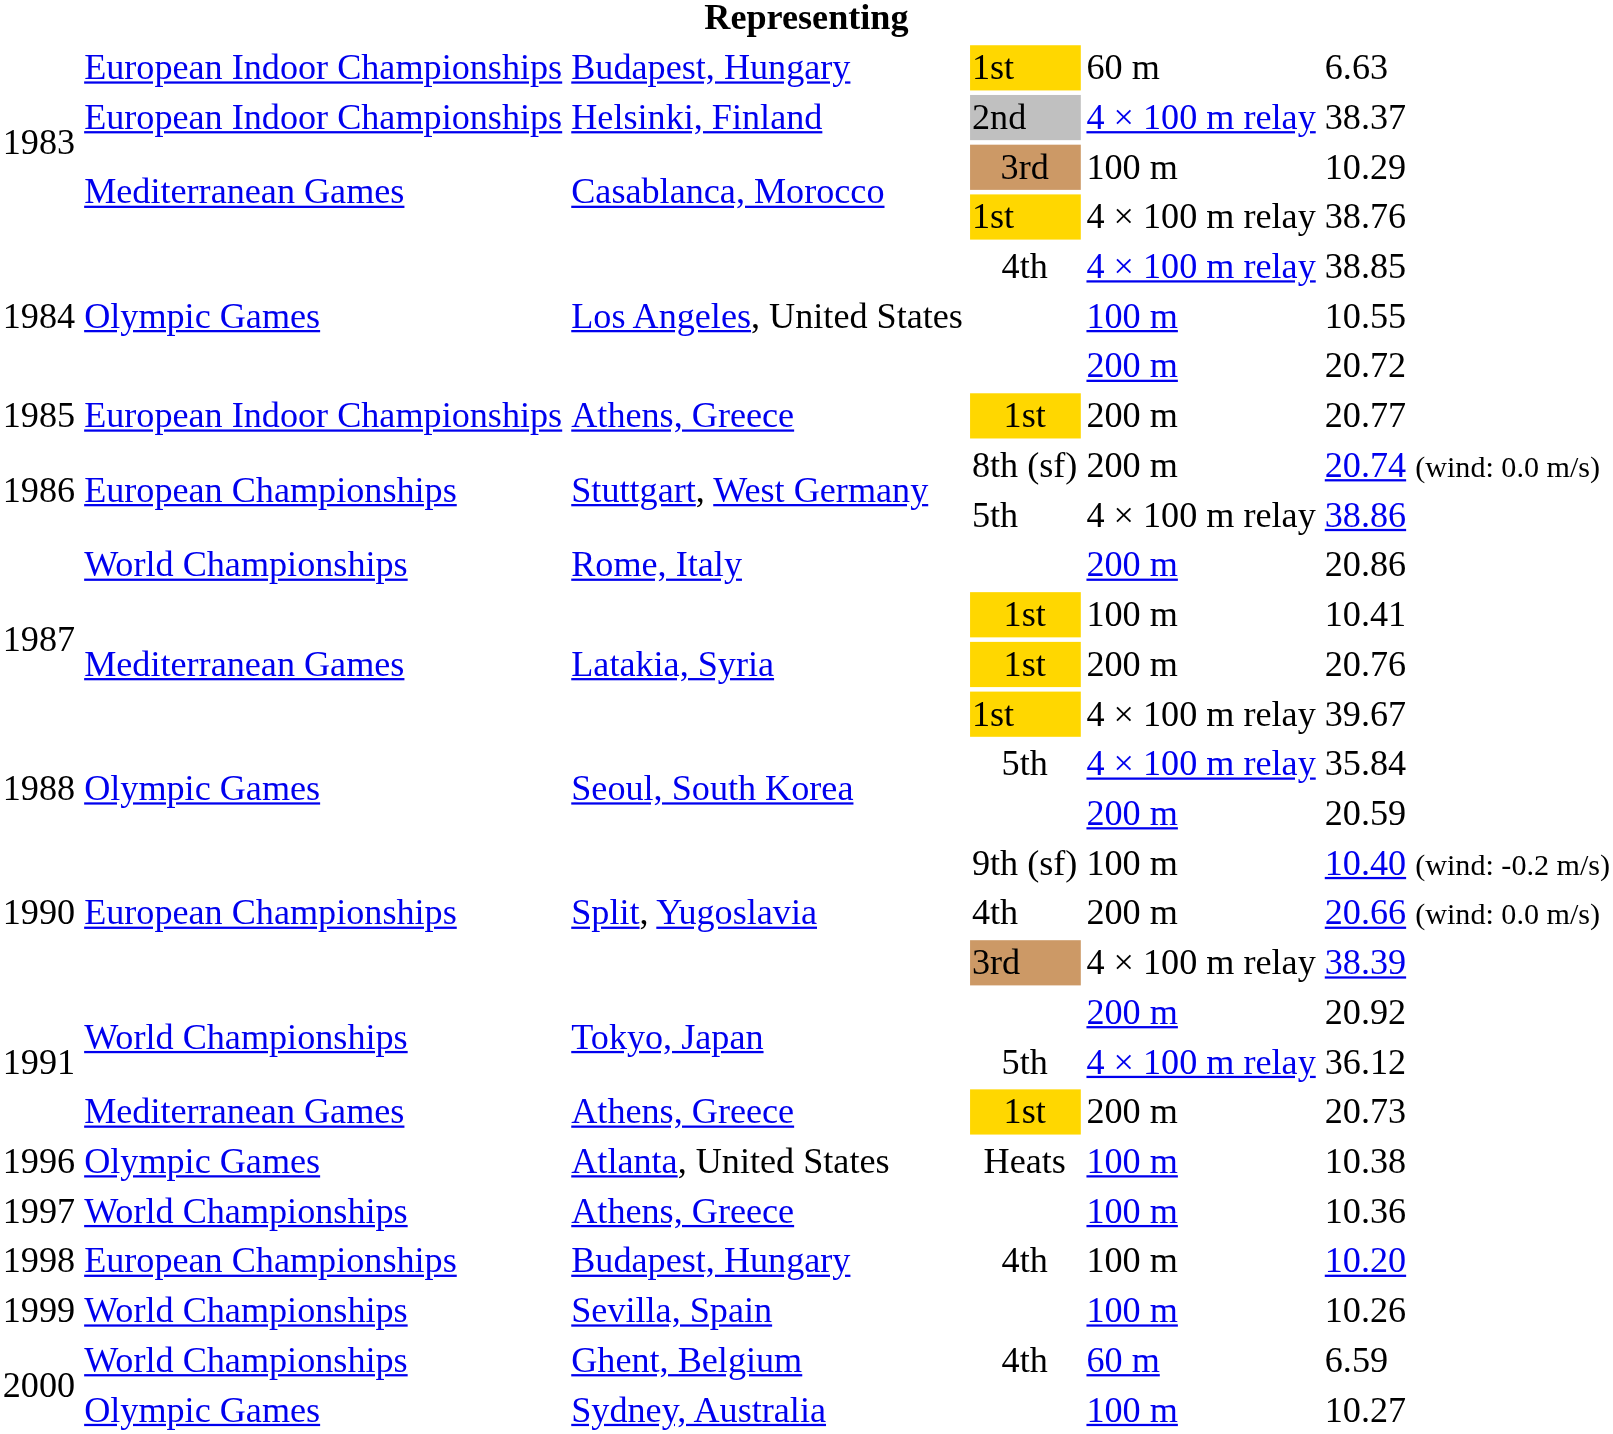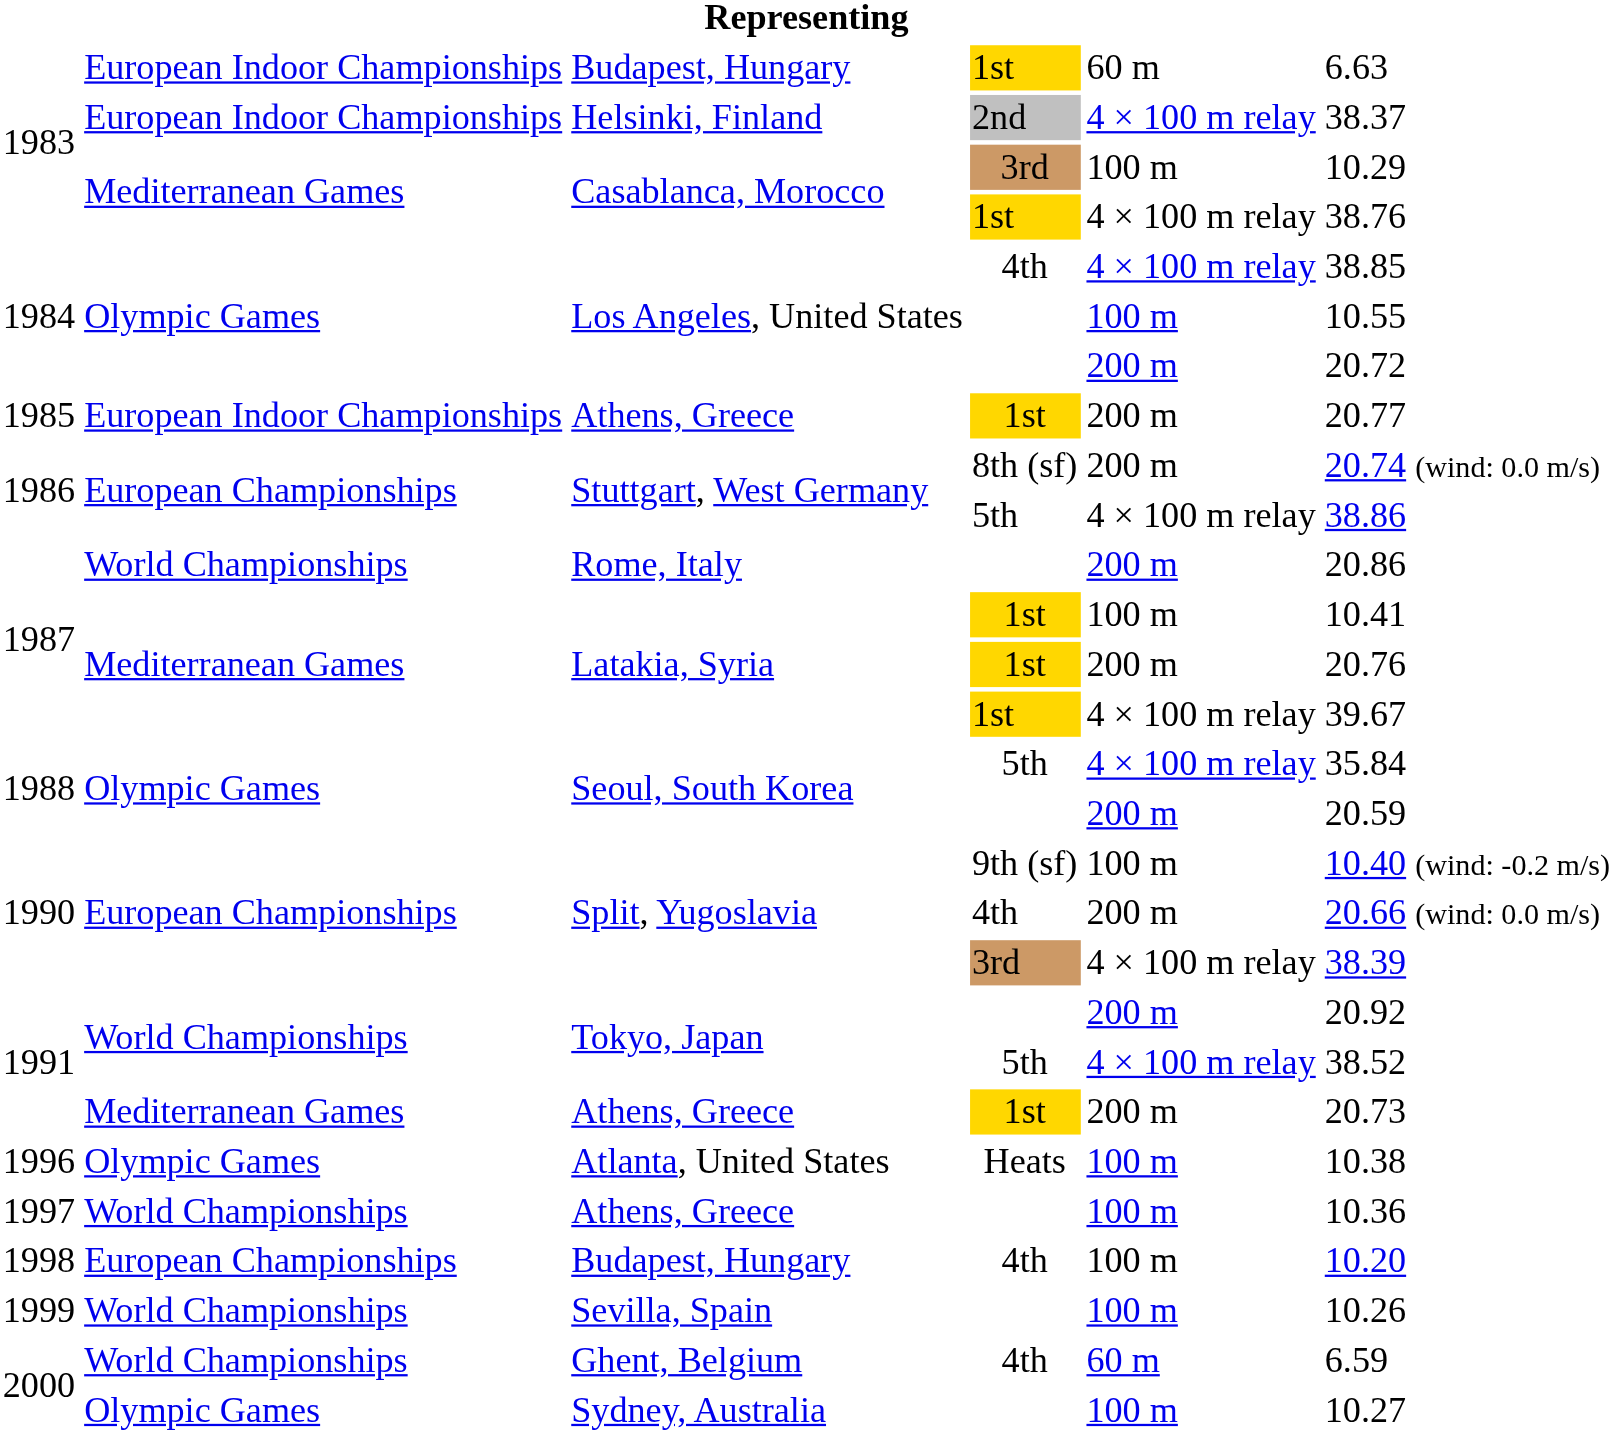(1365, 1061) 36.12 -> (1365, 1061) 38.52
